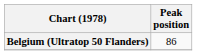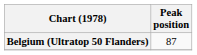(171, 41) 86 -> (171, 41) 87
